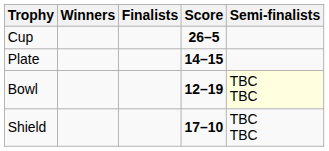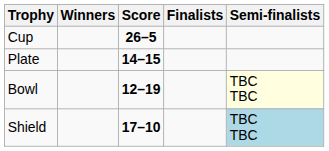columns swapped: (204, 15) <-> (150, 15)
(244, 127) no background -> (244, 127) lightblue background
